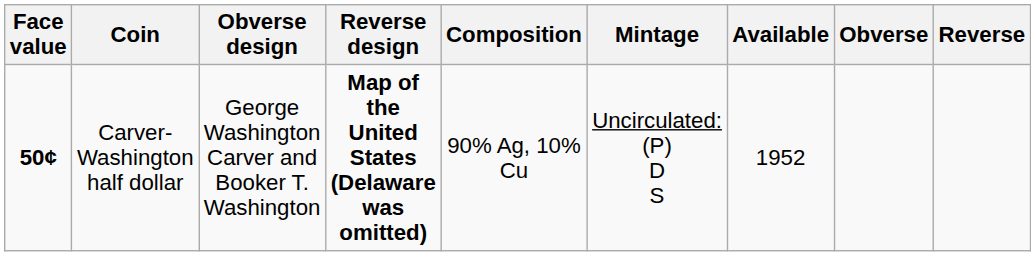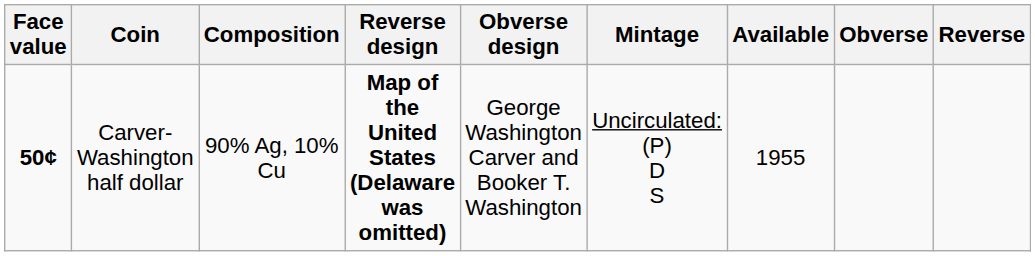columns swapped: (262, 34) <-> (514, 34)
(781, 157) 1952 -> (781, 157) 1955
